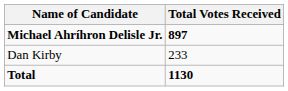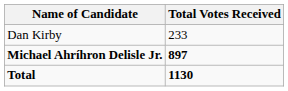rows swapped: (85, 34) <-> (35, 55)
